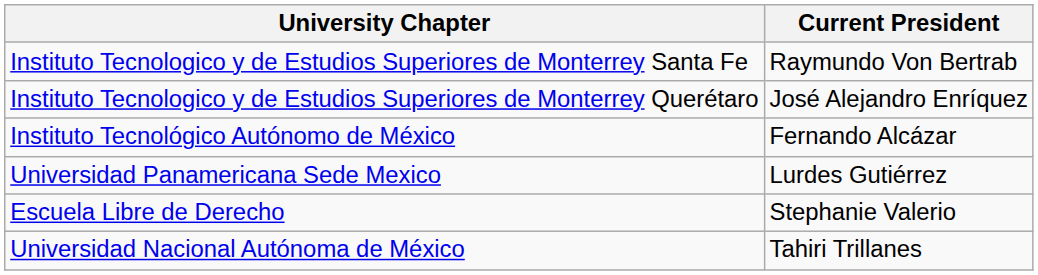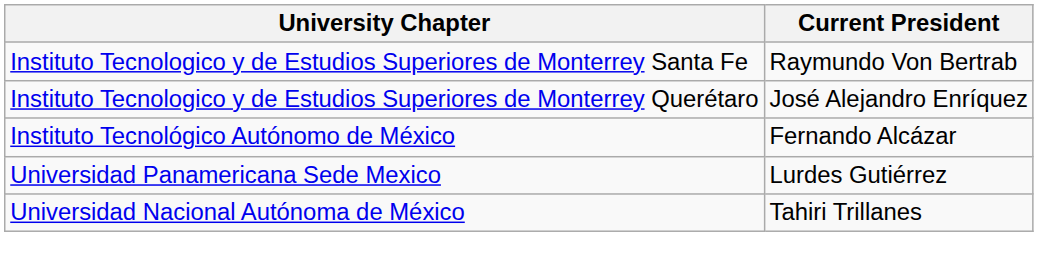- row: (147, 212)
